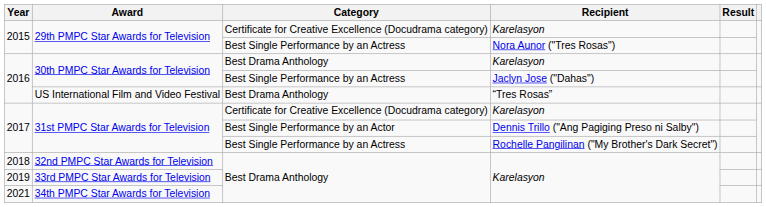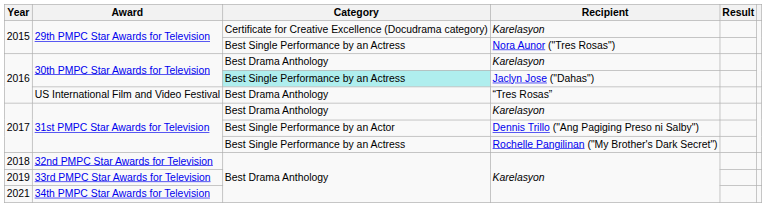(315, 78) no background -> (315, 78) paleturquoise background
(356, 111) Certificate for Creative Excellence (Docudrama category) -> (277, 111) Best Drama Anthology
